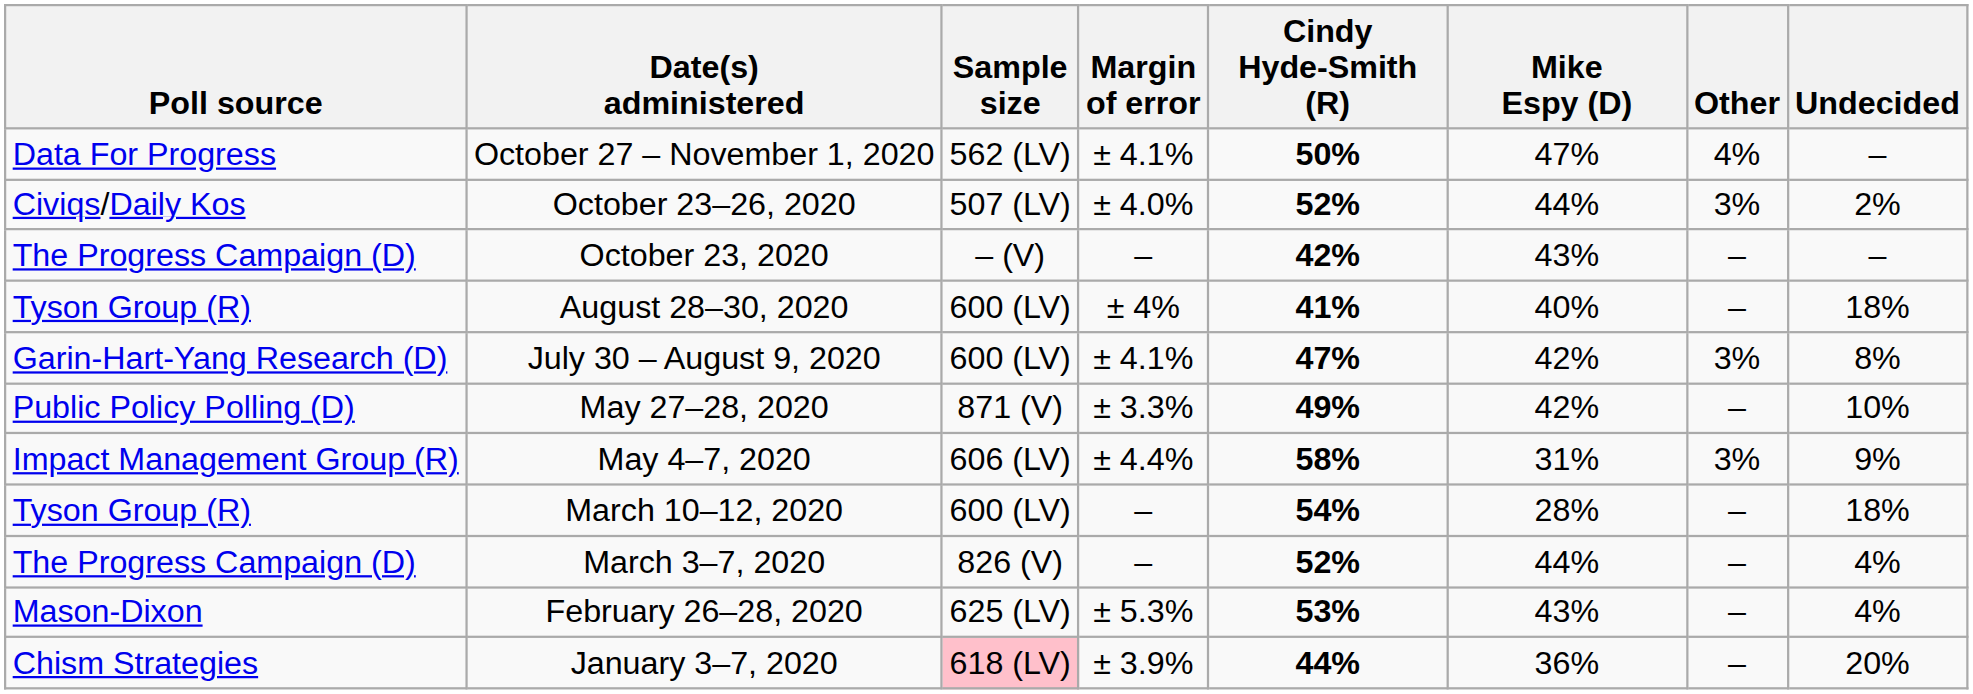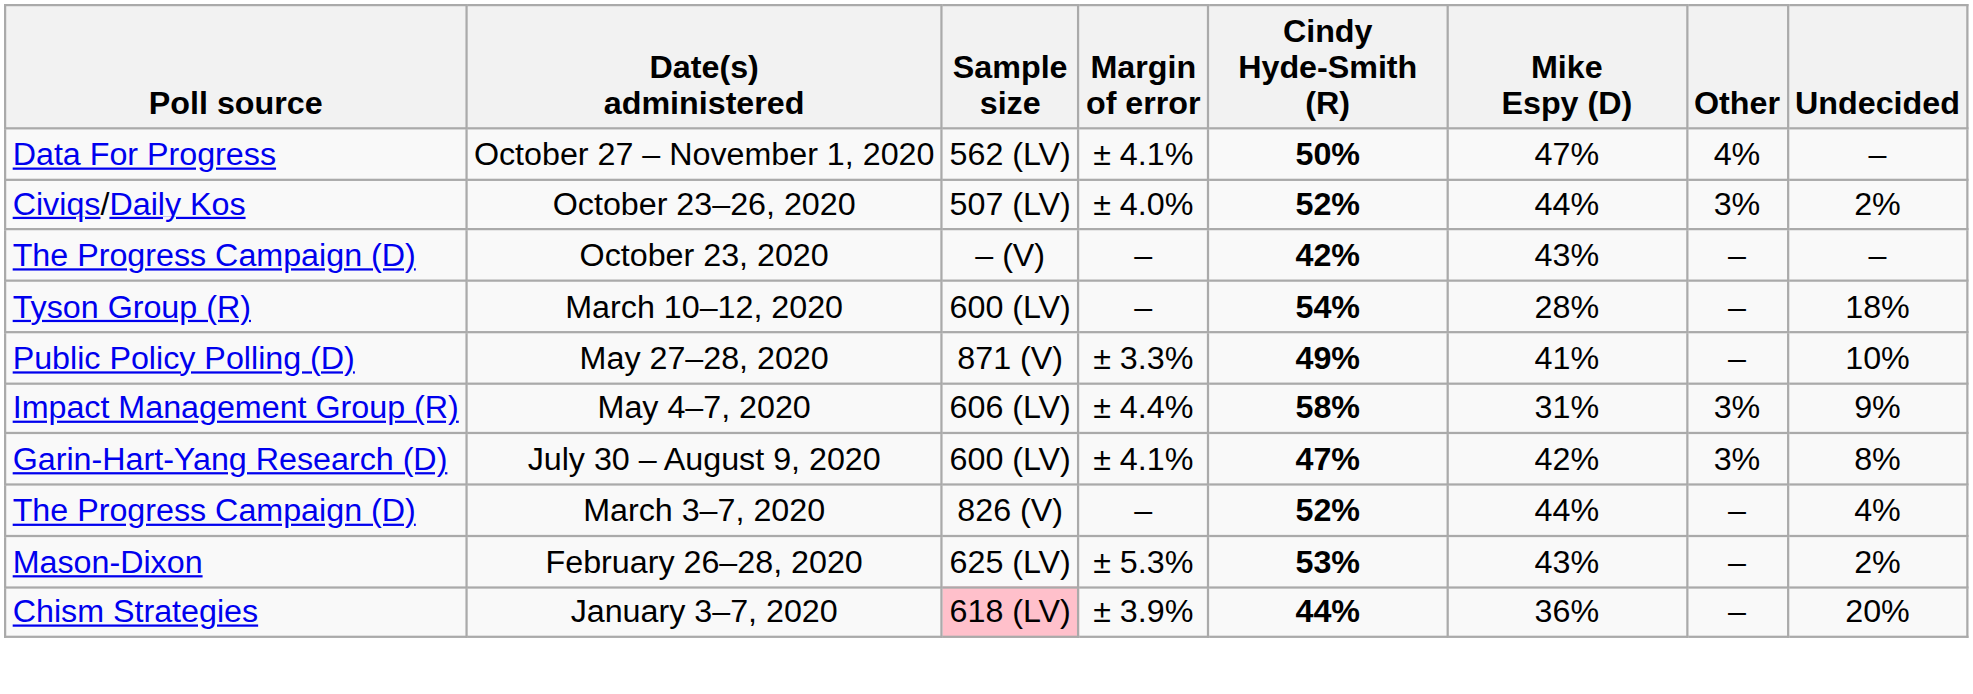- row: (704, 307)
rows swapped: (704, 357) <-> (704, 510)
(1567, 408) 42% -> (1567, 357) 41%
(1877, 612) 4% -> (1877, 561) 2%
